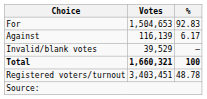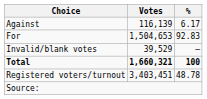rows swapped: (13, 24) <-> (23, 37)
